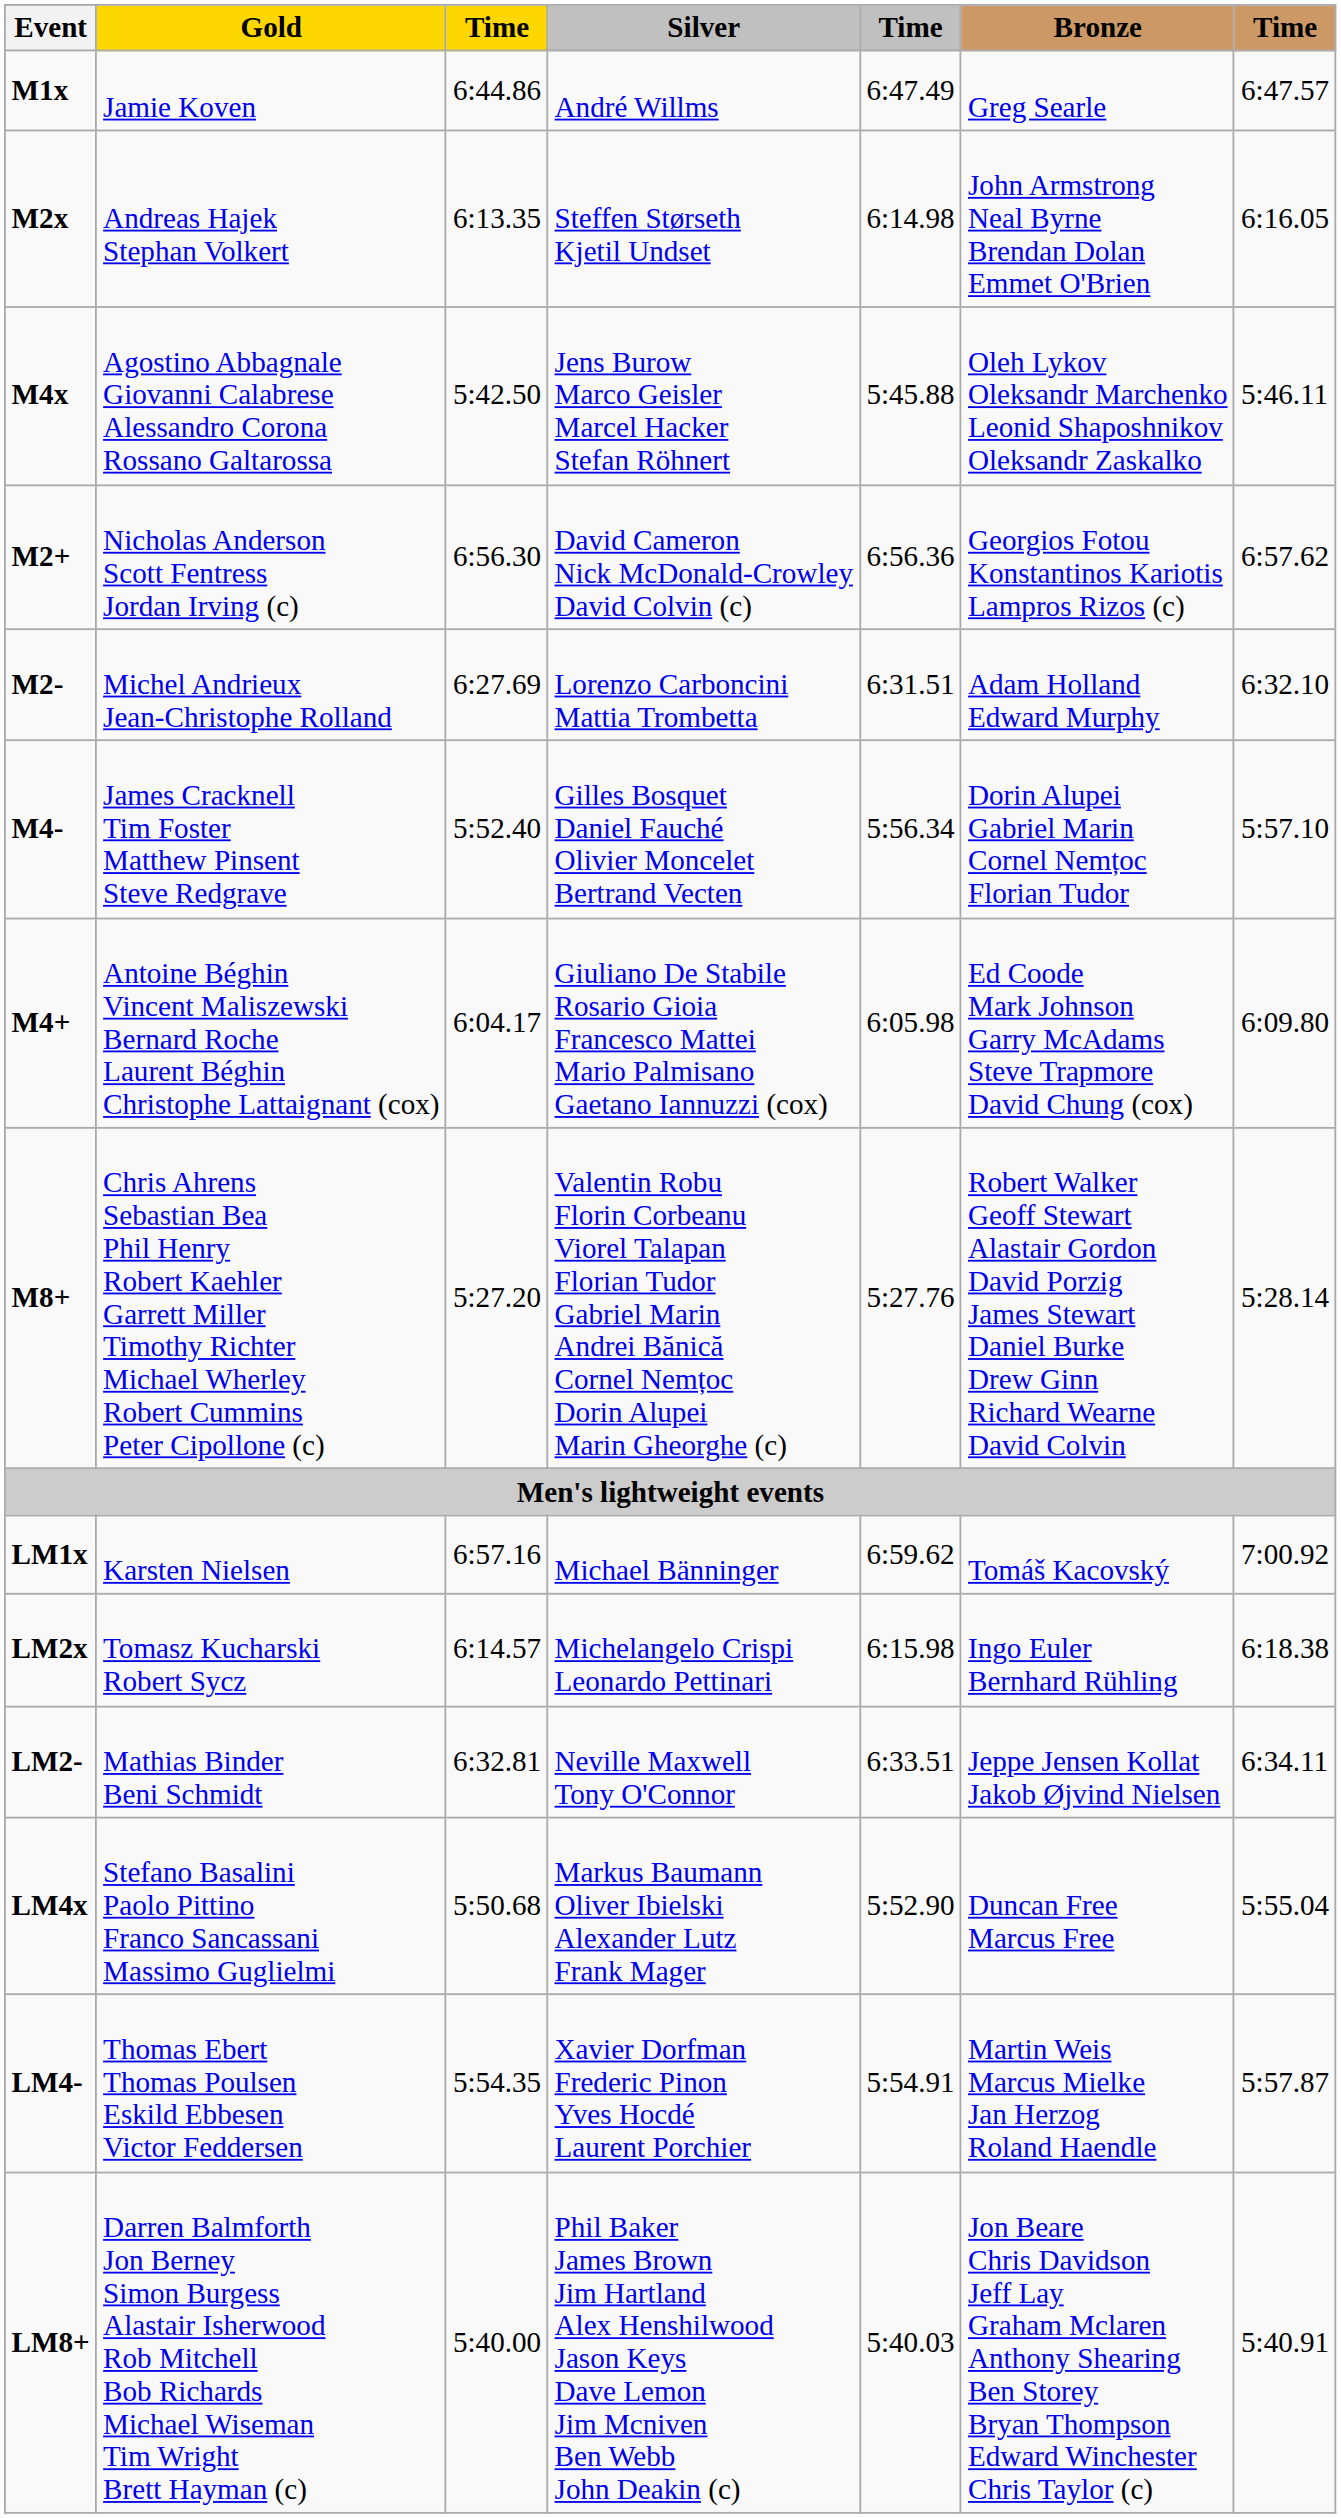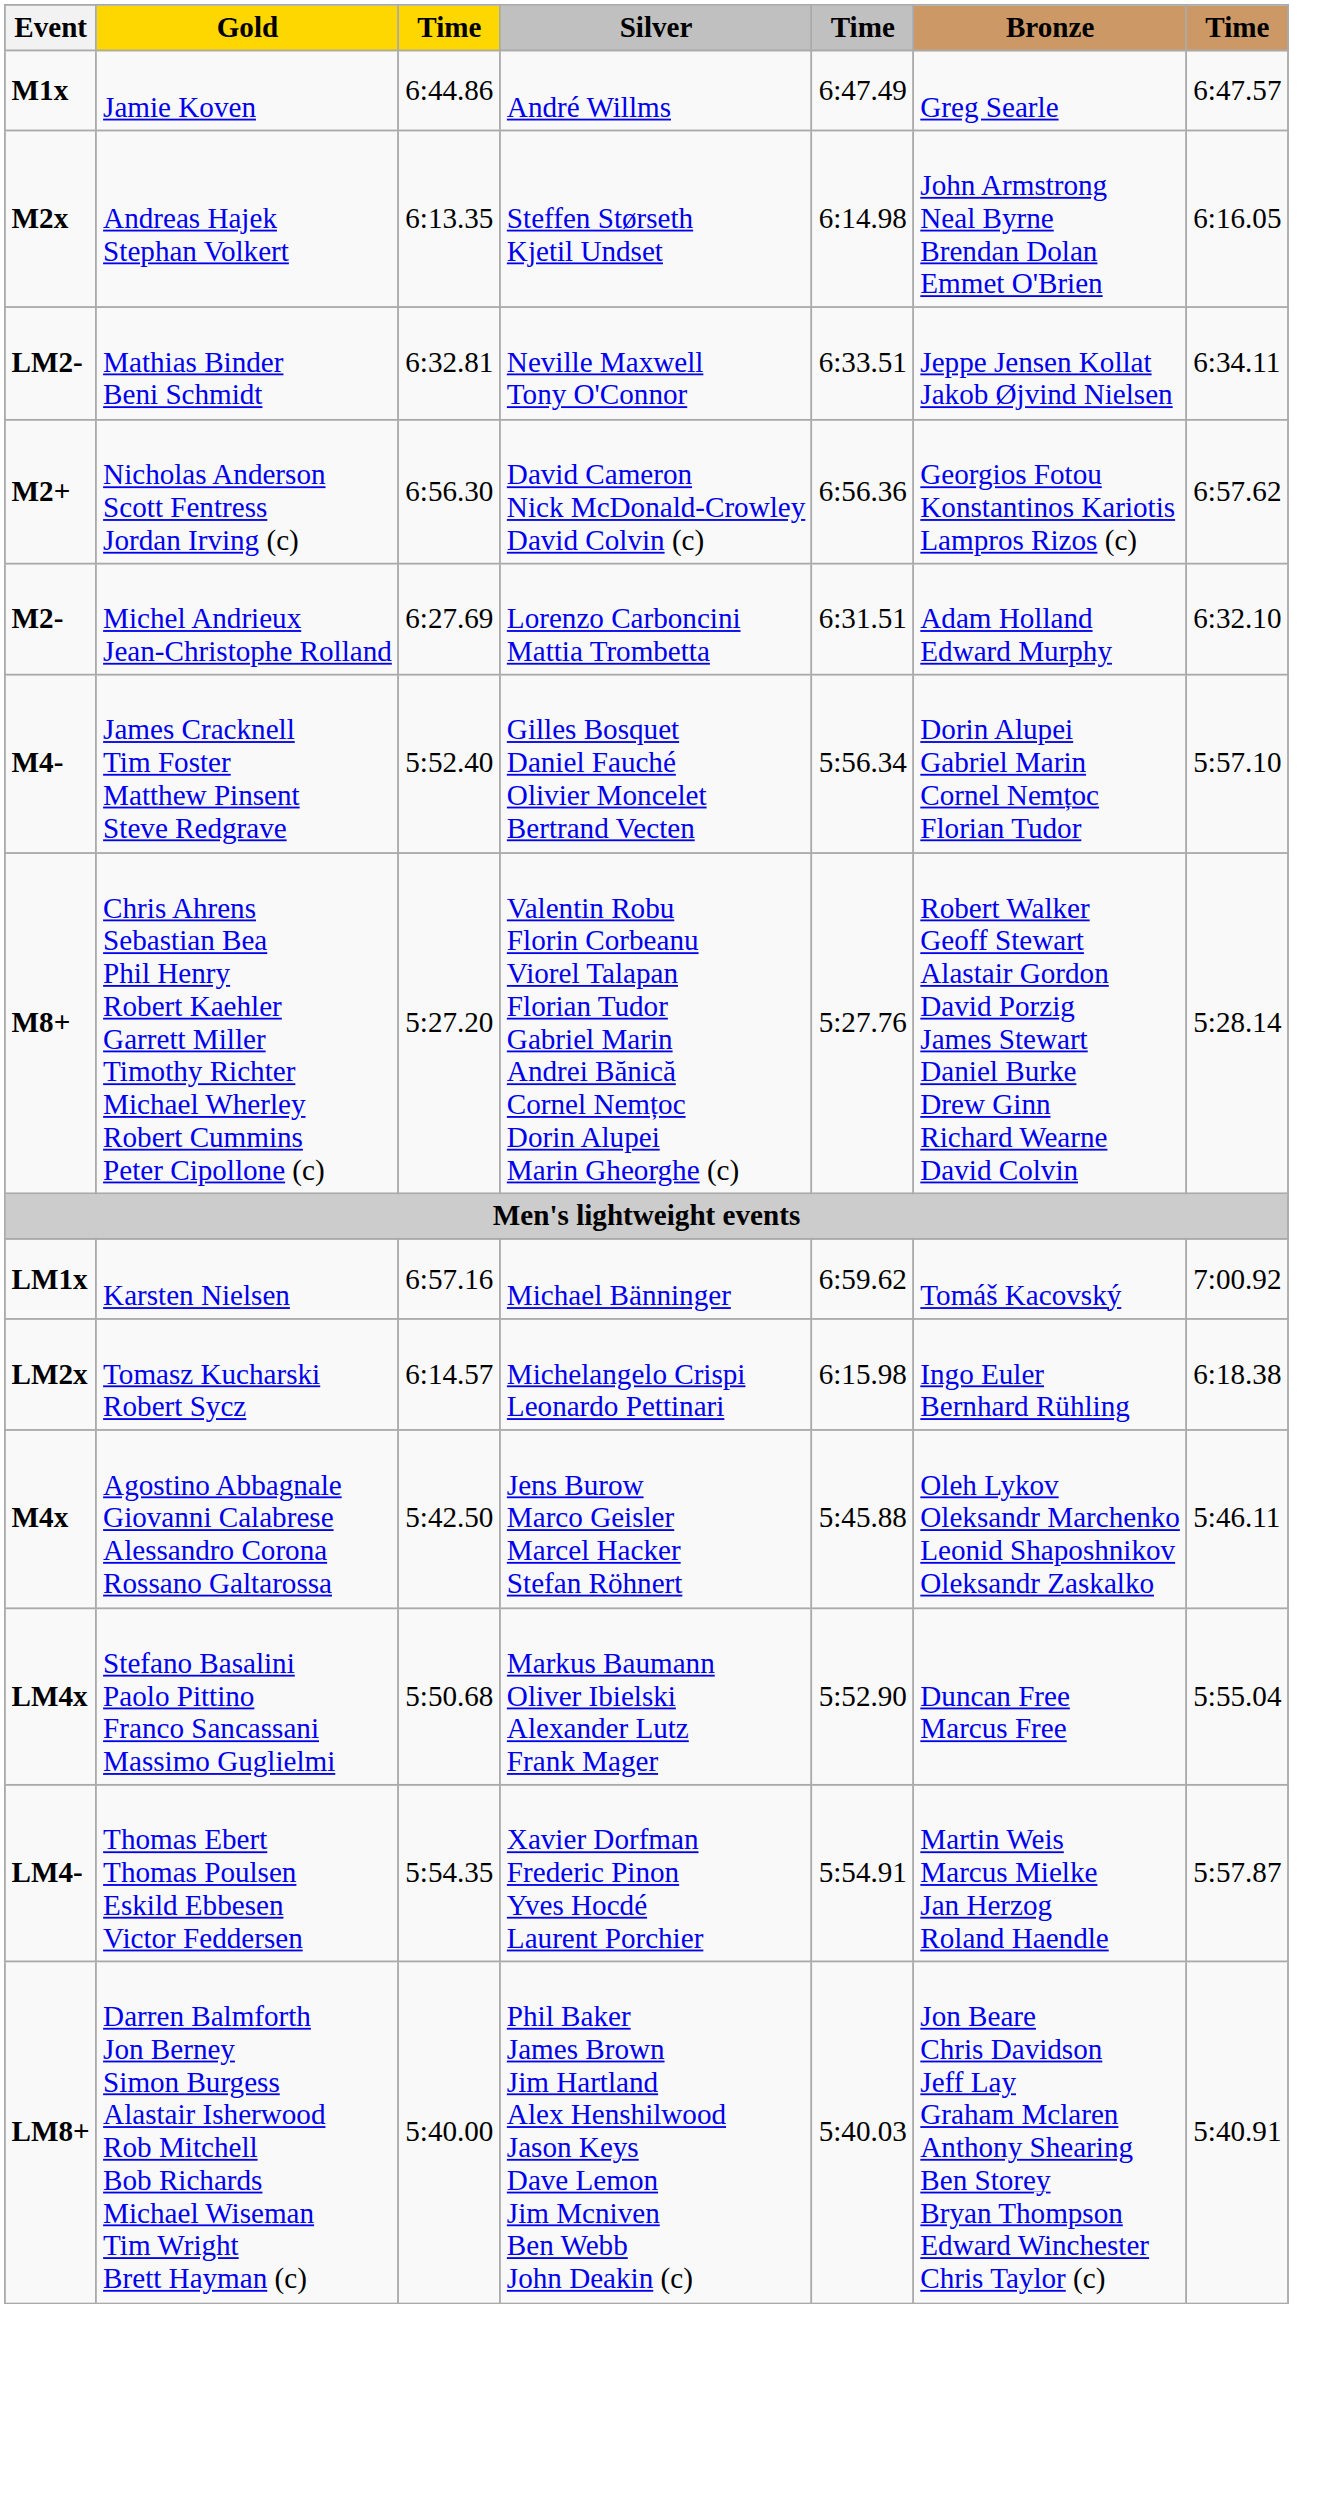rows swapped: (40, 395) <-> (47, 1761)
- row: (41, 1022)
